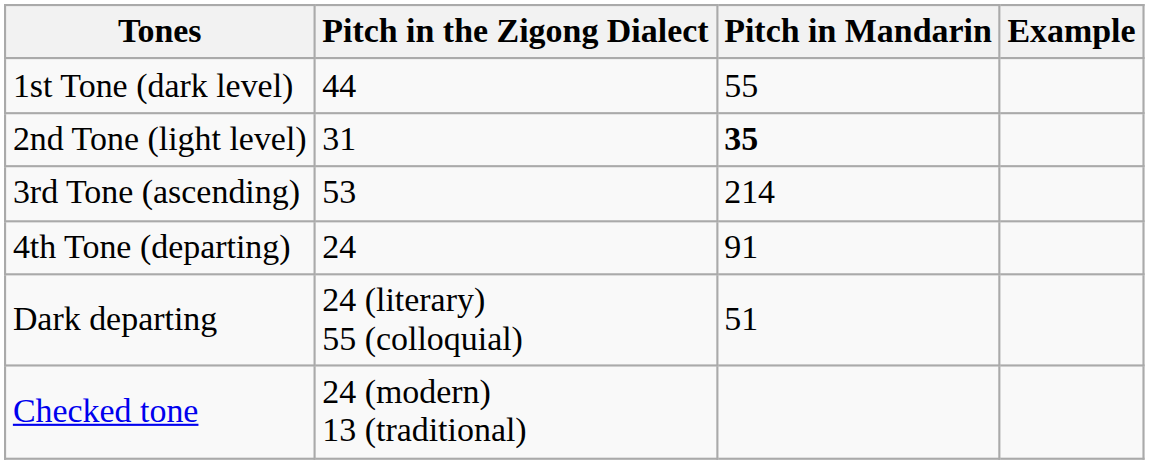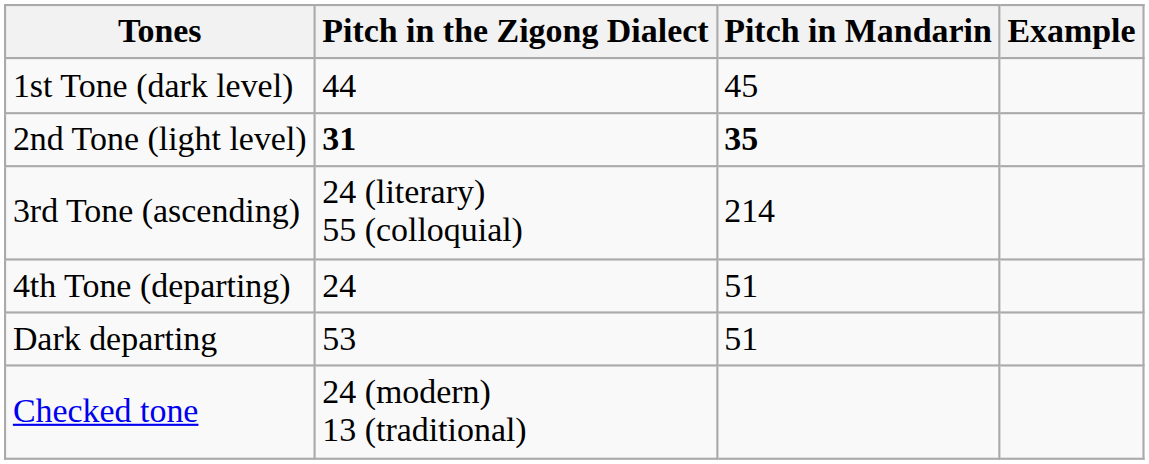(741, 85) 55 -> (741, 85) 45
(339, 138) normal -> (339, 138) bold
(339, 192) 53 -> (423, 211) 24 (literary) 55 (colloquial)
(741, 246) 91 -> (741, 284) 51
(423, 319) 24 (literary) 55 (colloquial) -> (339, 338) 53
